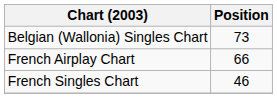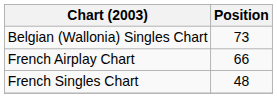(241, 81) 46 -> (241, 81) 48
